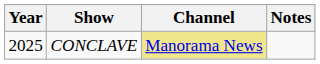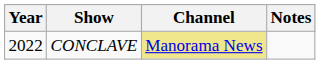(26, 45) 2025 -> (26, 45) 2022
